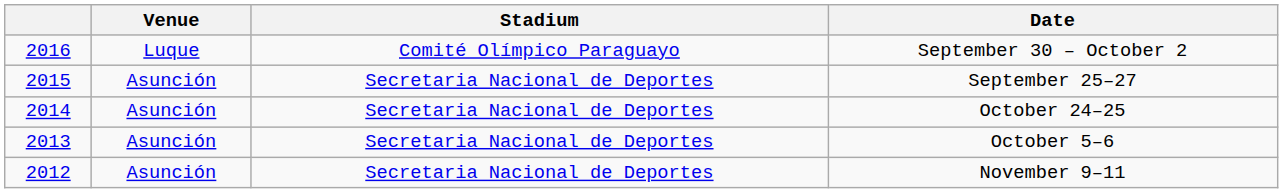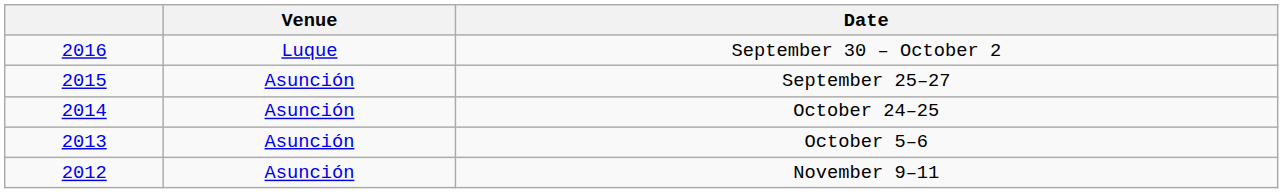- column: (539, 20)
